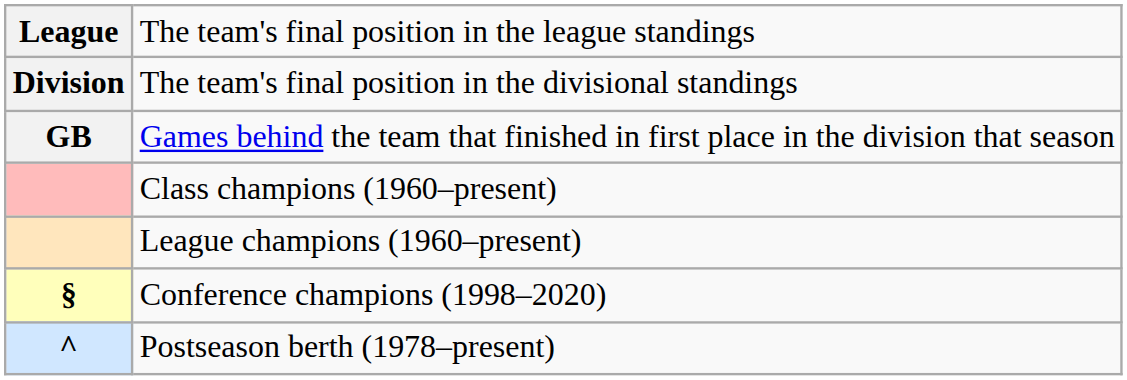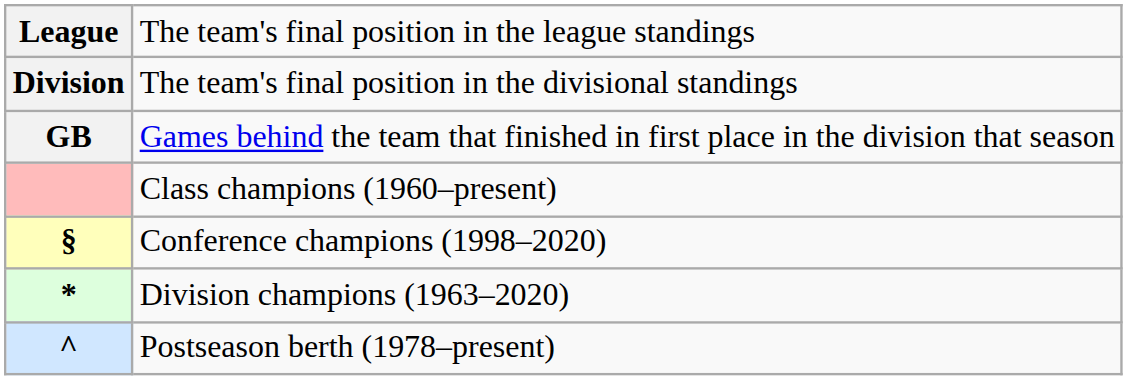- row: (361, 241)
+ row: (354, 294)
